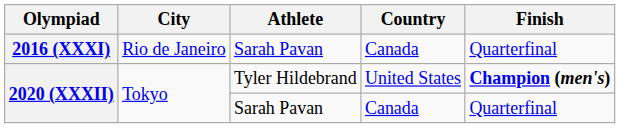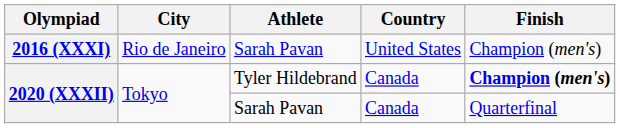(392, 49) Canada -> (413, 49) United States
(513, 49) Quarterfinal -> (535, 49) Champion (men's)
(413, 78) United States -> (392, 78) Canada
